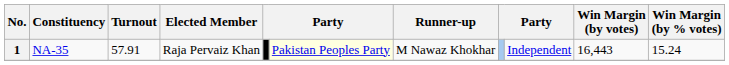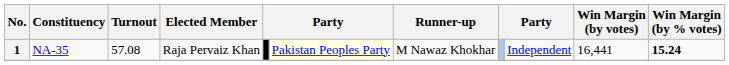(126, 49) 57.91 -> (126, 49) 57.08
(595, 49) 16,443 -> (595, 49) 16,441
(666, 49) normal -> (666, 49) bold
